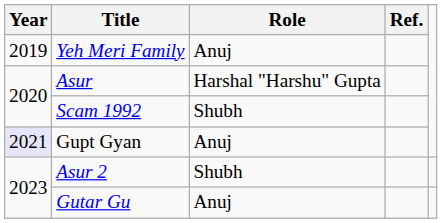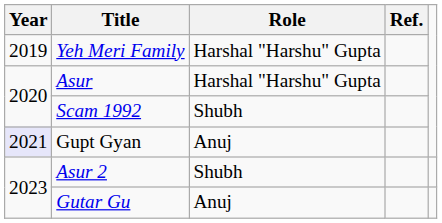(213, 50) Anuj -> (287, 50) Harshal "Harshu" Gupta
